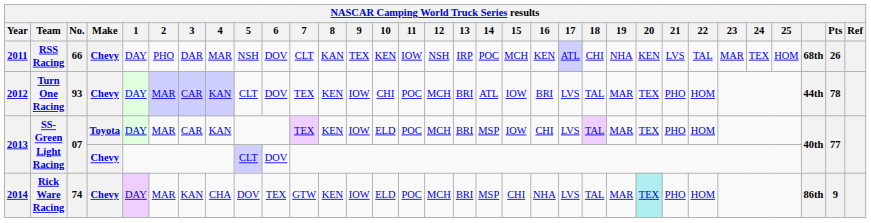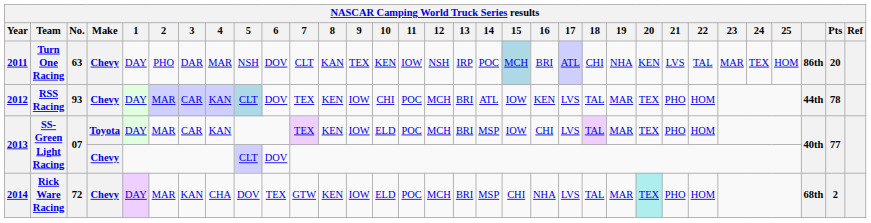(49, 56) RSS Racing -> (49, 62) Turn One Racing
(77, 56) 66 -> (77, 62) 63
(516, 56) no background -> (516, 62) lightblue background
(544, 56) KEN -> (544, 62) BRI
(813, 56) 68th -> (813, 62) 86th
(835, 56) 26 -> (835, 62) 20
(49, 93) Turn One Racing -> (49, 100) RSS Racing
(248, 93) no background -> (248, 100) lightblue background
(544, 93) BRI -> (544, 100) KEN
(77, 195) 74 -> (77, 195) 72
(813, 195) 86th -> (813, 195) 68th
(835, 195) 9 -> (835, 195) 2
